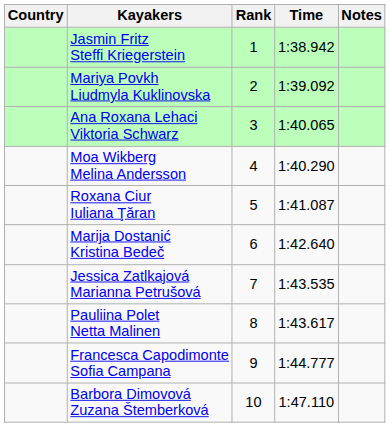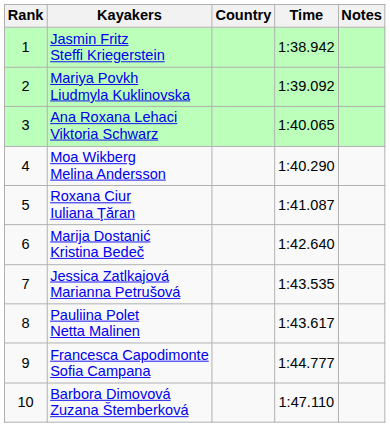columns swapped: (253, 16) <-> (36, 16)
